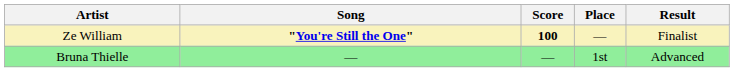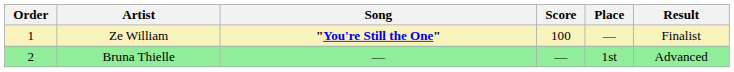+ column: (31, 14)
(548, 35) bold -> (561, 35) normal
